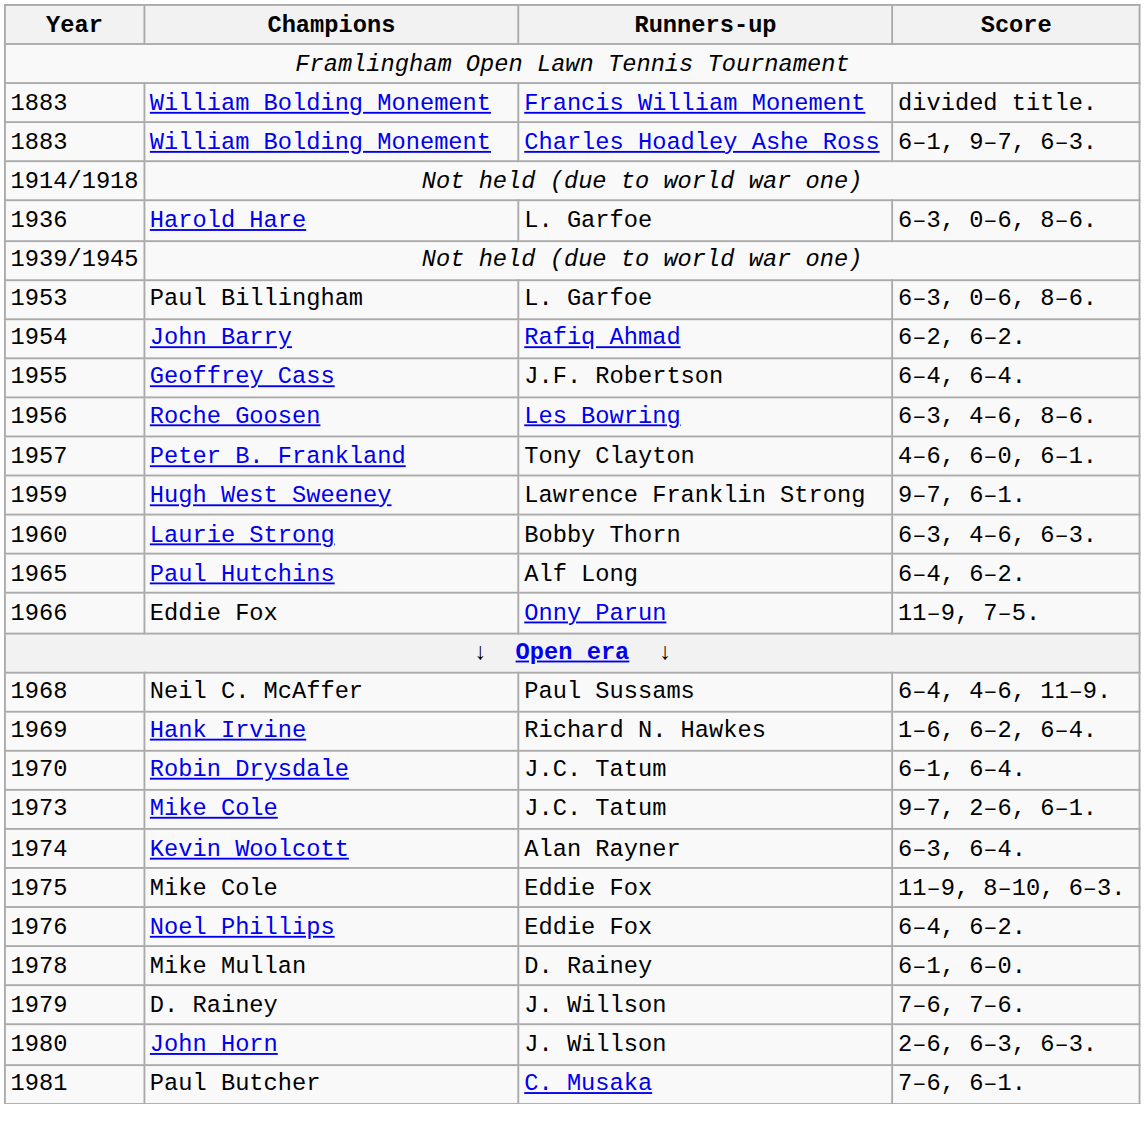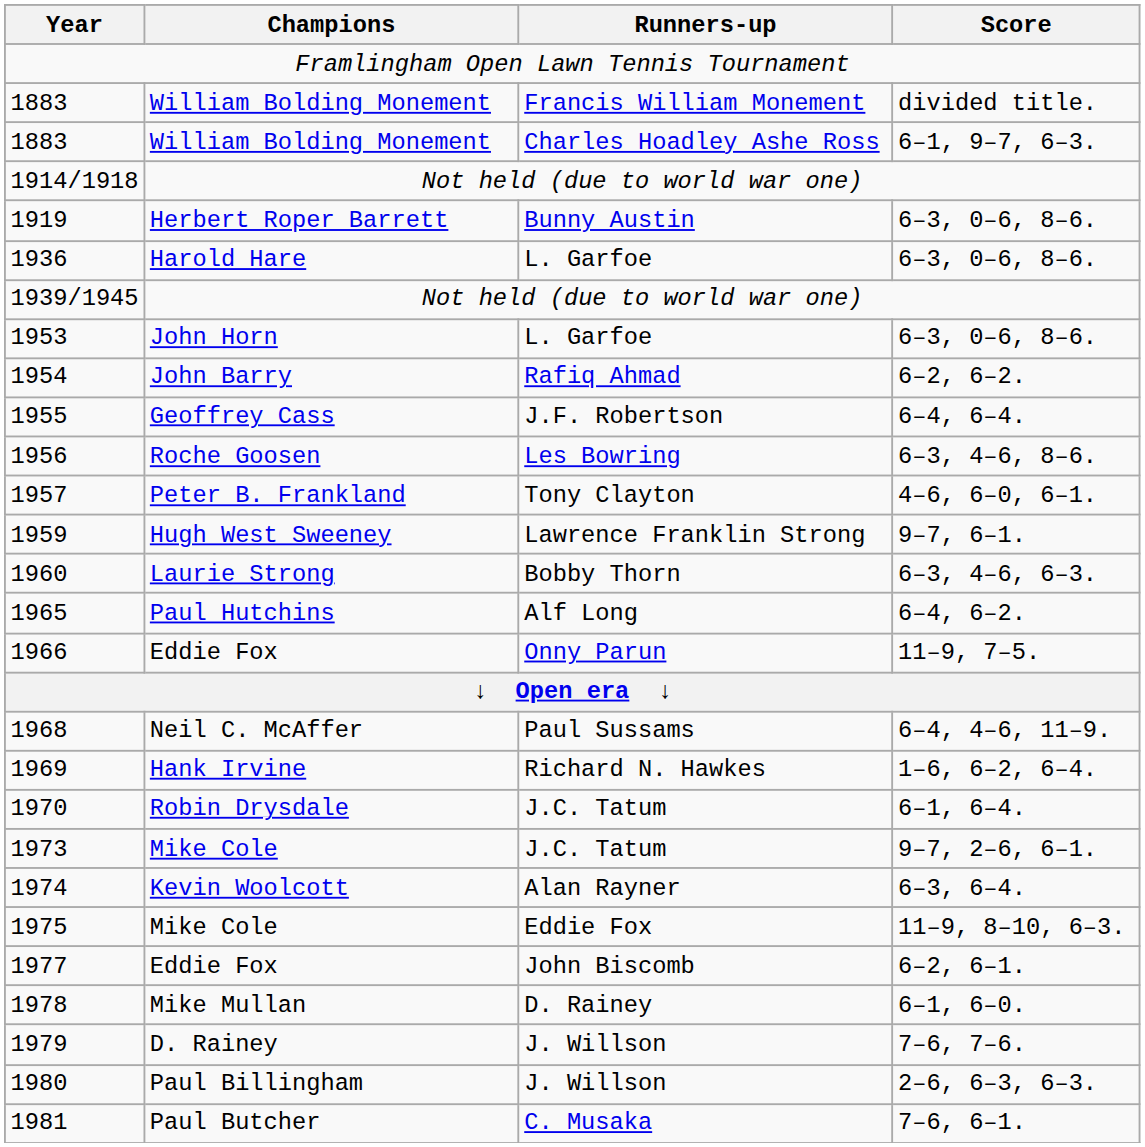+ row: (39, 220)
(256, 299) Paul Billingham -> (214, 338) John Horn
- row: (39, 927)
+ row: (39, 966)
(214, 1044) John Horn -> (256, 1084) Paul Billingham
